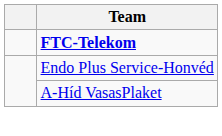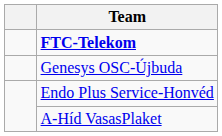+ row: (111, 67)
